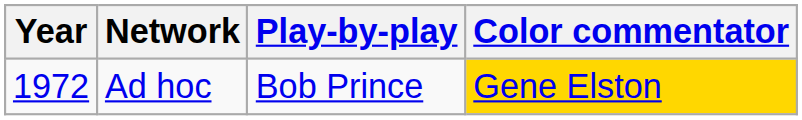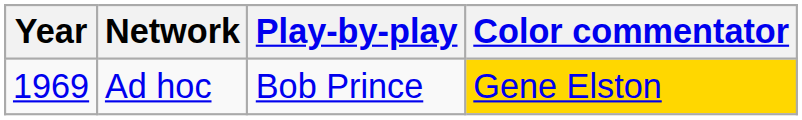(51, 85) 1972 -> (51, 85) 1969
